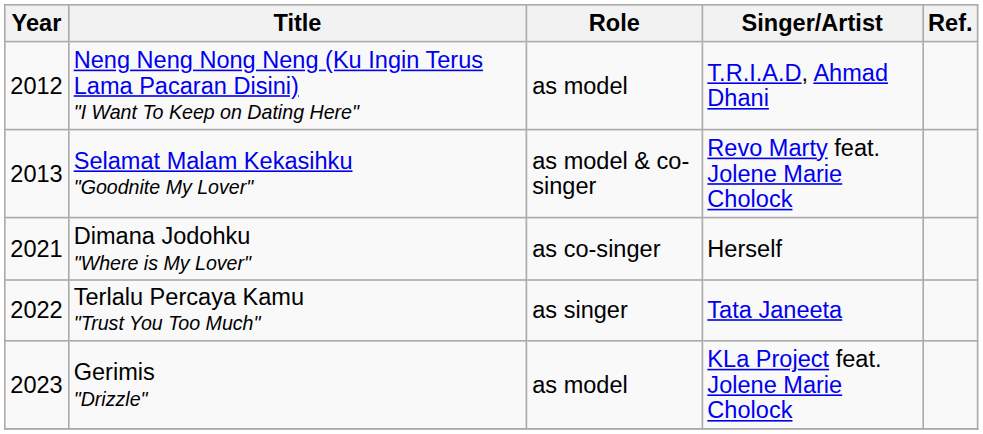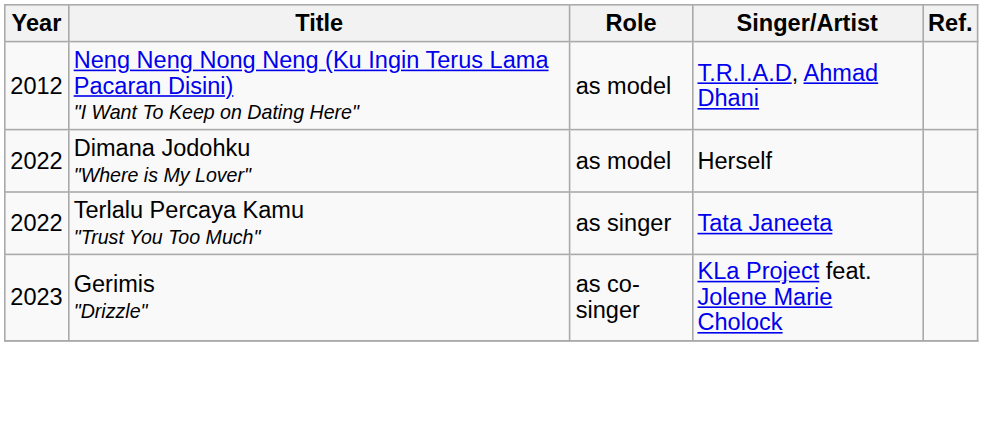- row: (213, 173)
(36, 248) 2021 -> (36, 160) 2022
(596, 248) as co-singer -> (623, 160) as model
(580, 385) as model -> (608, 297) as co-singer
